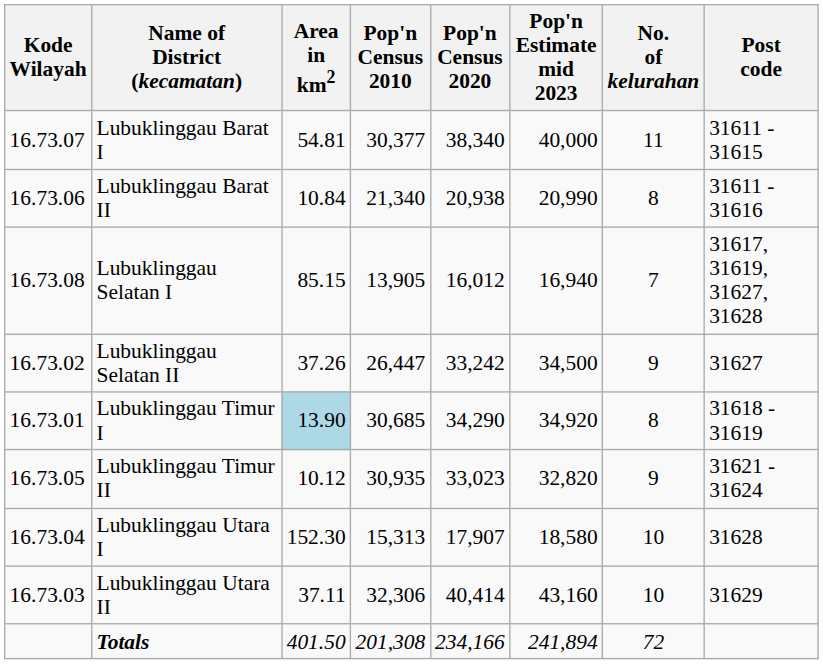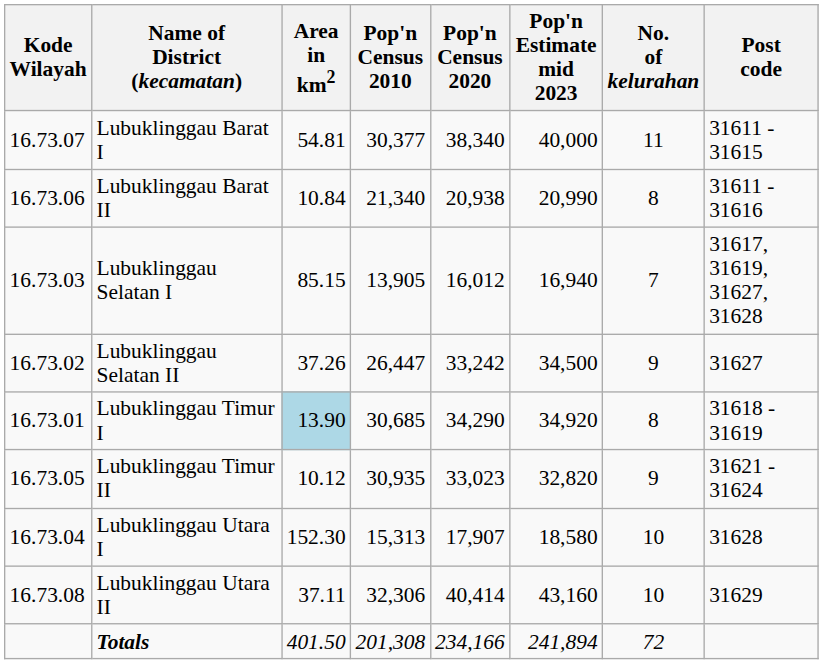(47, 280) 16.73.08 -> (47, 280) 16.73.03
(47, 595) 16.73.03 -> (47, 595) 16.73.08
